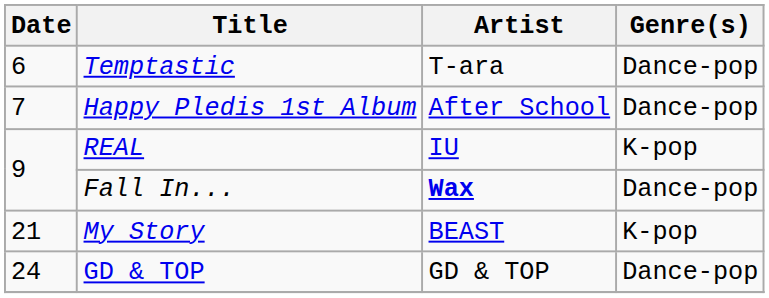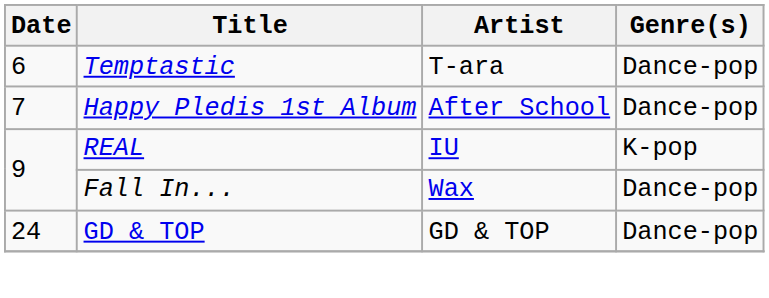(451, 190) bold -> (451, 190) normal
- row: (144, 231)
